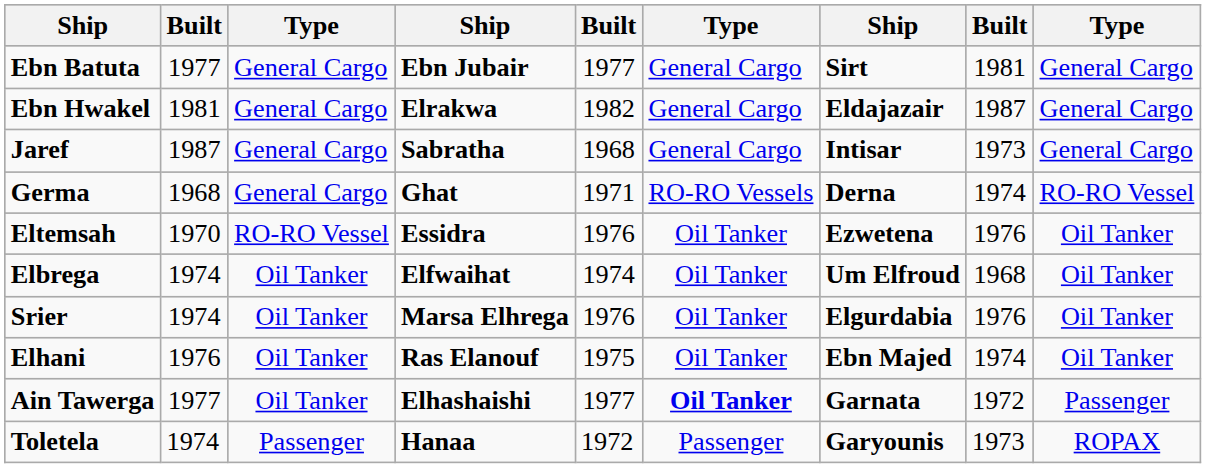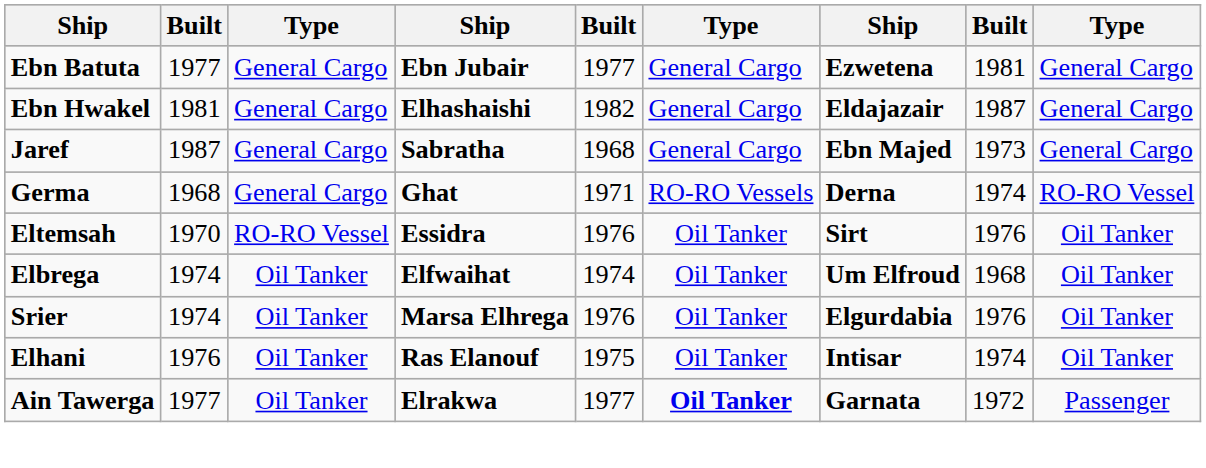(847, 66) Sirt -> (879, 66) Ezwetena
(449, 108) Elrakwa -> (466, 108) Elhashaishi
(863, 150) Intisar -> (889, 150) Ebn Majed
(879, 233) Ezwetena -> (847, 233) Sirt
(889, 358) Ebn Majed -> (863, 358) Intisar
(466, 399) Elhashaishi -> (449, 399) Elrakwa
- row: (55, 441)
